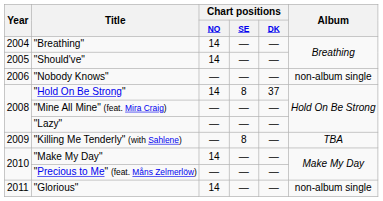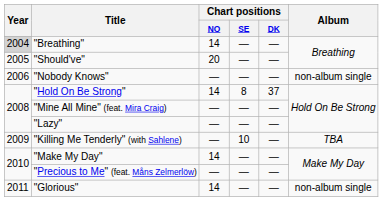(18, 44) no background -> (18, 44) lightgrey background
(214, 60) 14 -> (214, 60) 20
(244, 140) 8 -> (244, 140) 10
